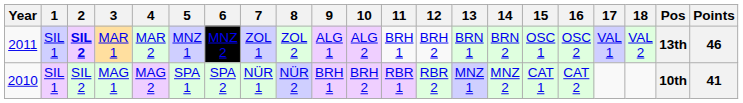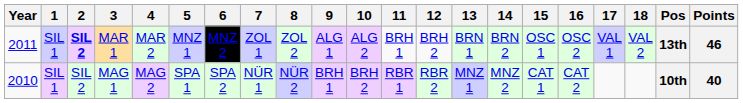(714, 81) 41 -> (714, 81) 40
